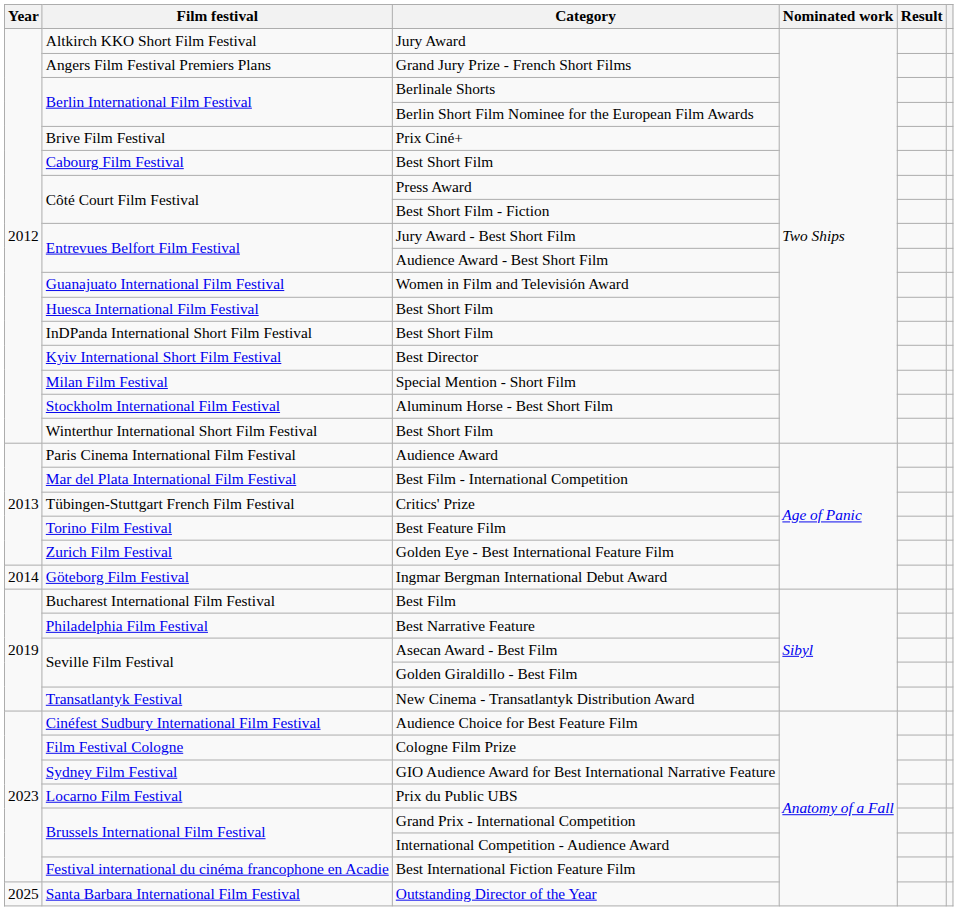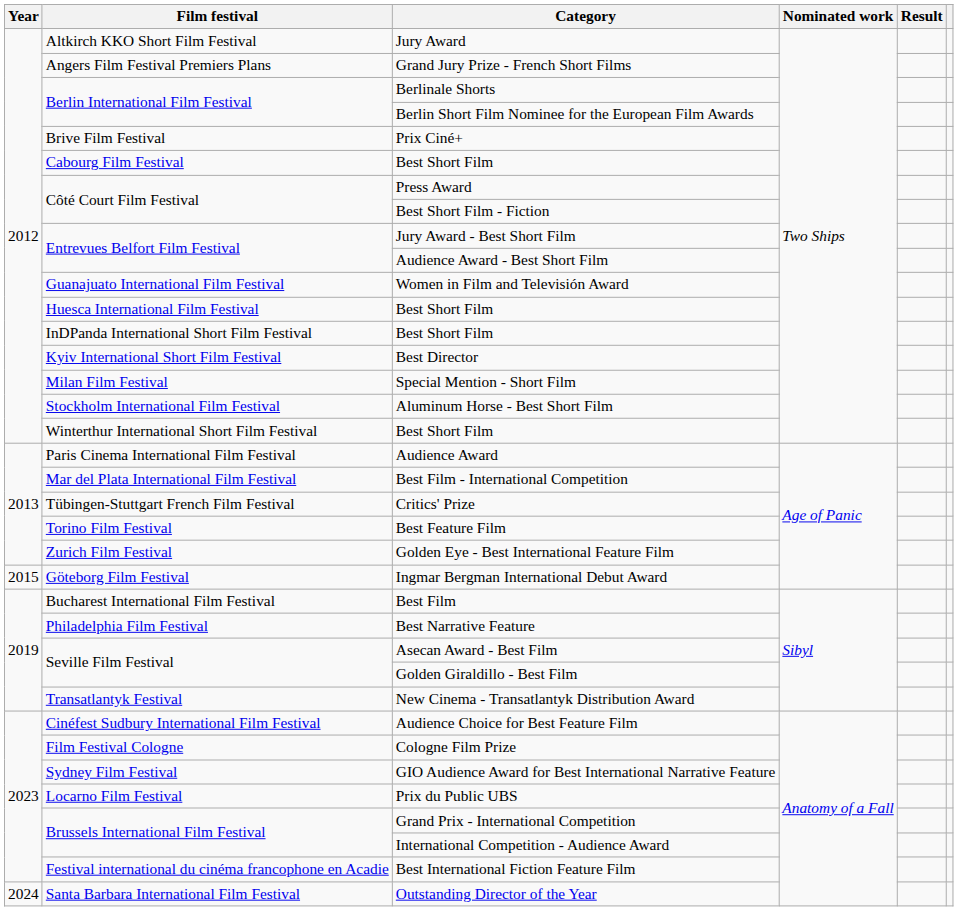(23, 576) 2014 -> (23, 576) 2015
(23, 893) 2025 -> (23, 893) 2024
